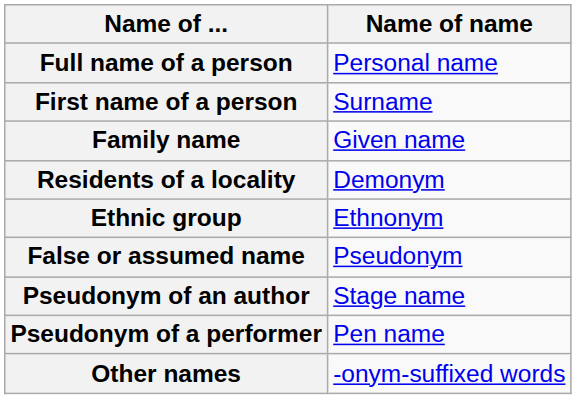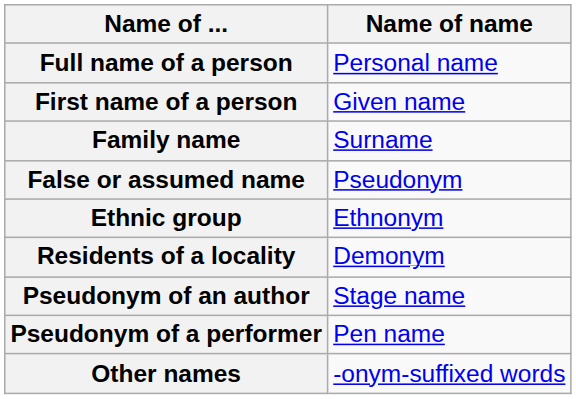(383, 101) Surname -> (399, 101) Given name
(399, 140) Given name -> (383, 140) Surname
rows swapped: (166, 179) <-> (166, 256)
